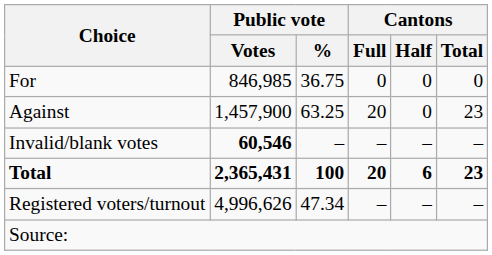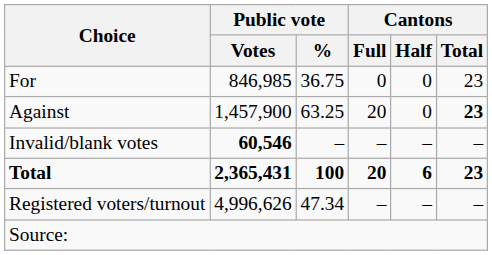(478, 81) 0 -> (473, 81) 23
(473, 111) normal -> (473, 111) bold
